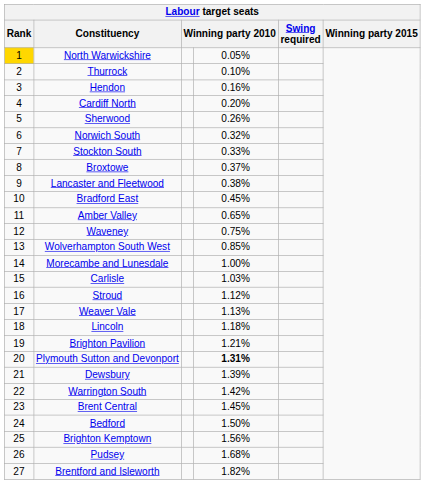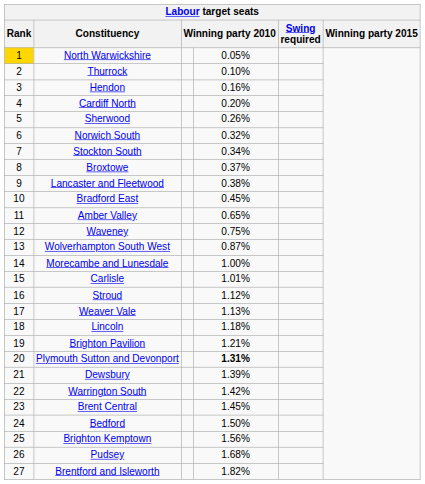(236, 151) 0.33% -> (236, 151) 0.34%
(236, 247) 0.85% -> (236, 247) 0.87%
(236, 279) 1.03% -> (236, 279) 1.01%
